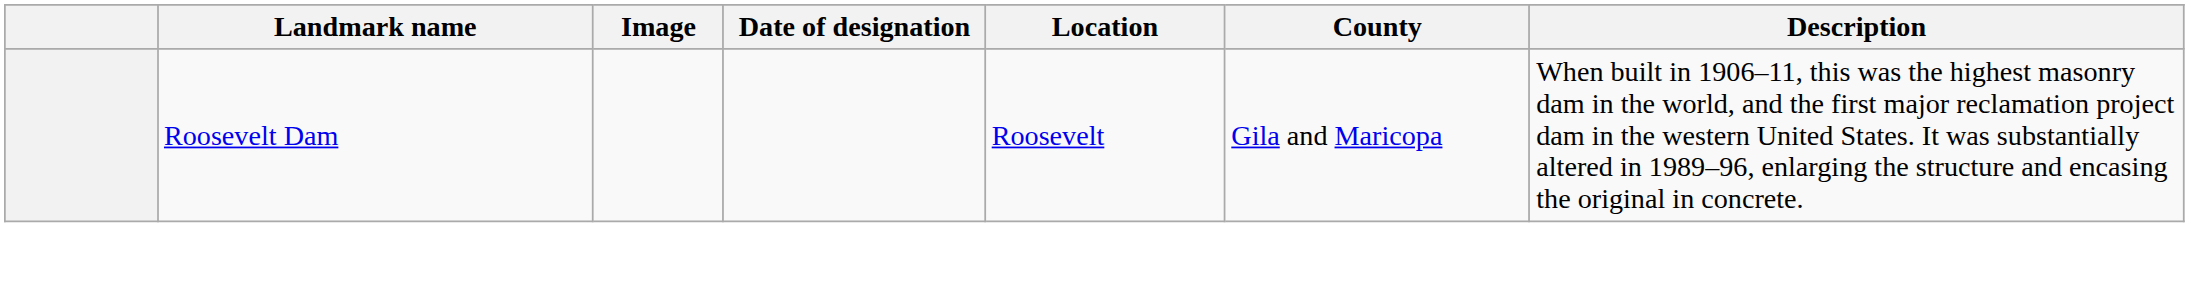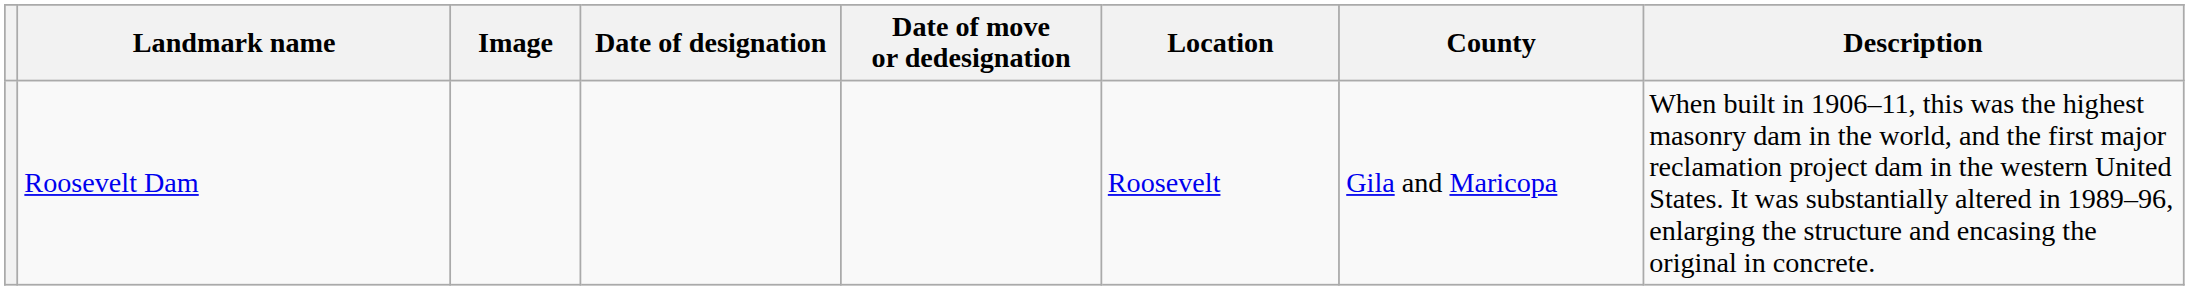+ column: (971, 42)
